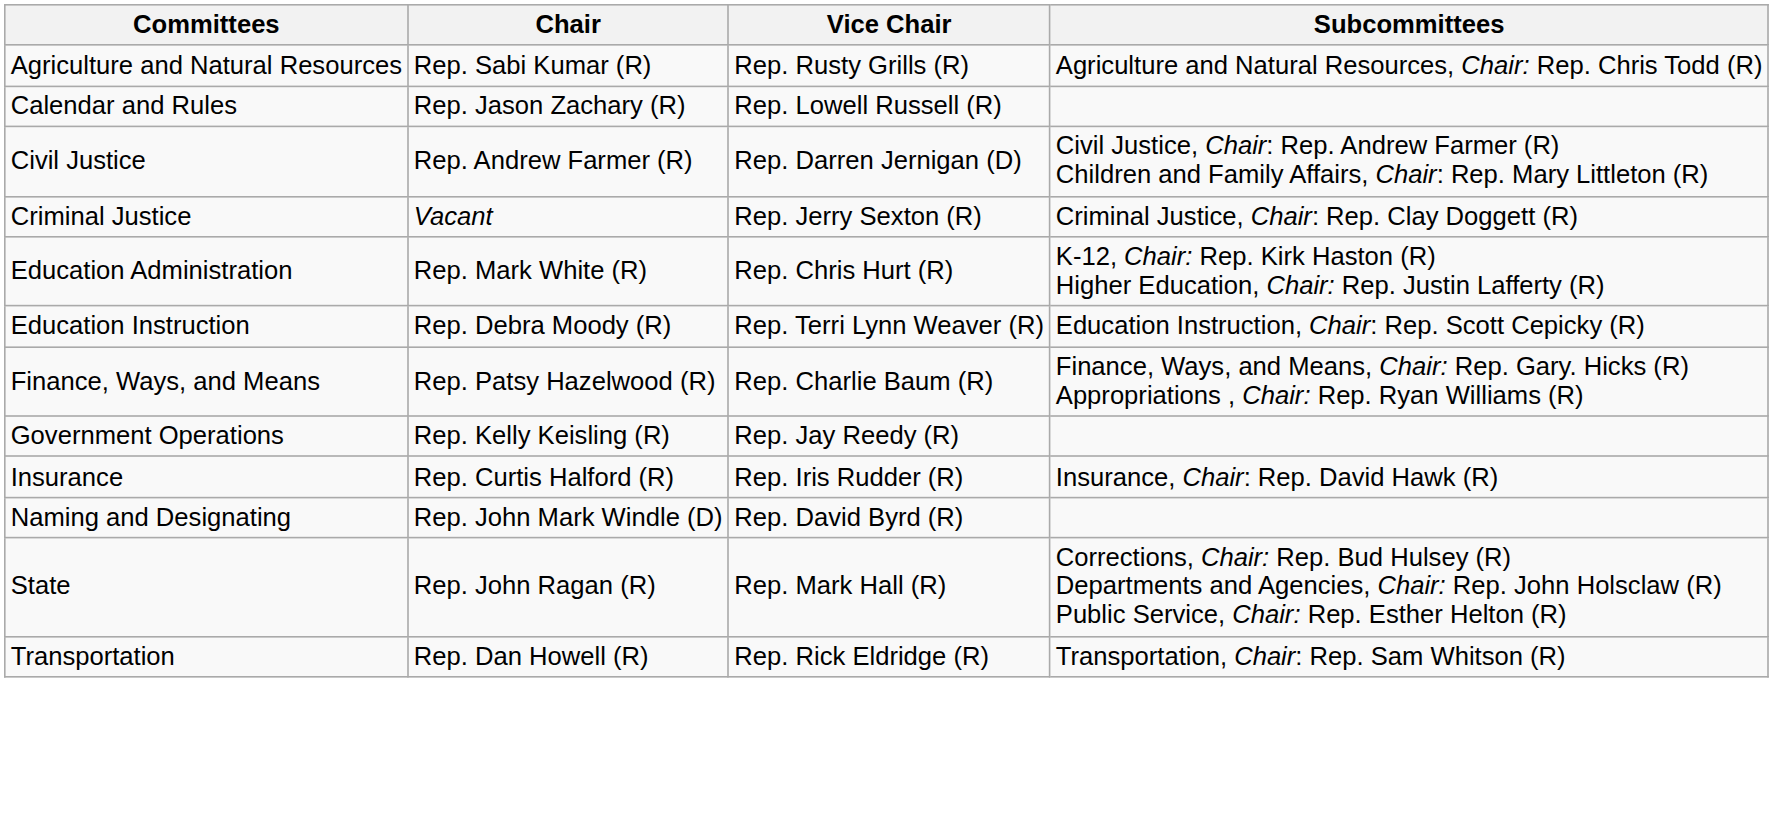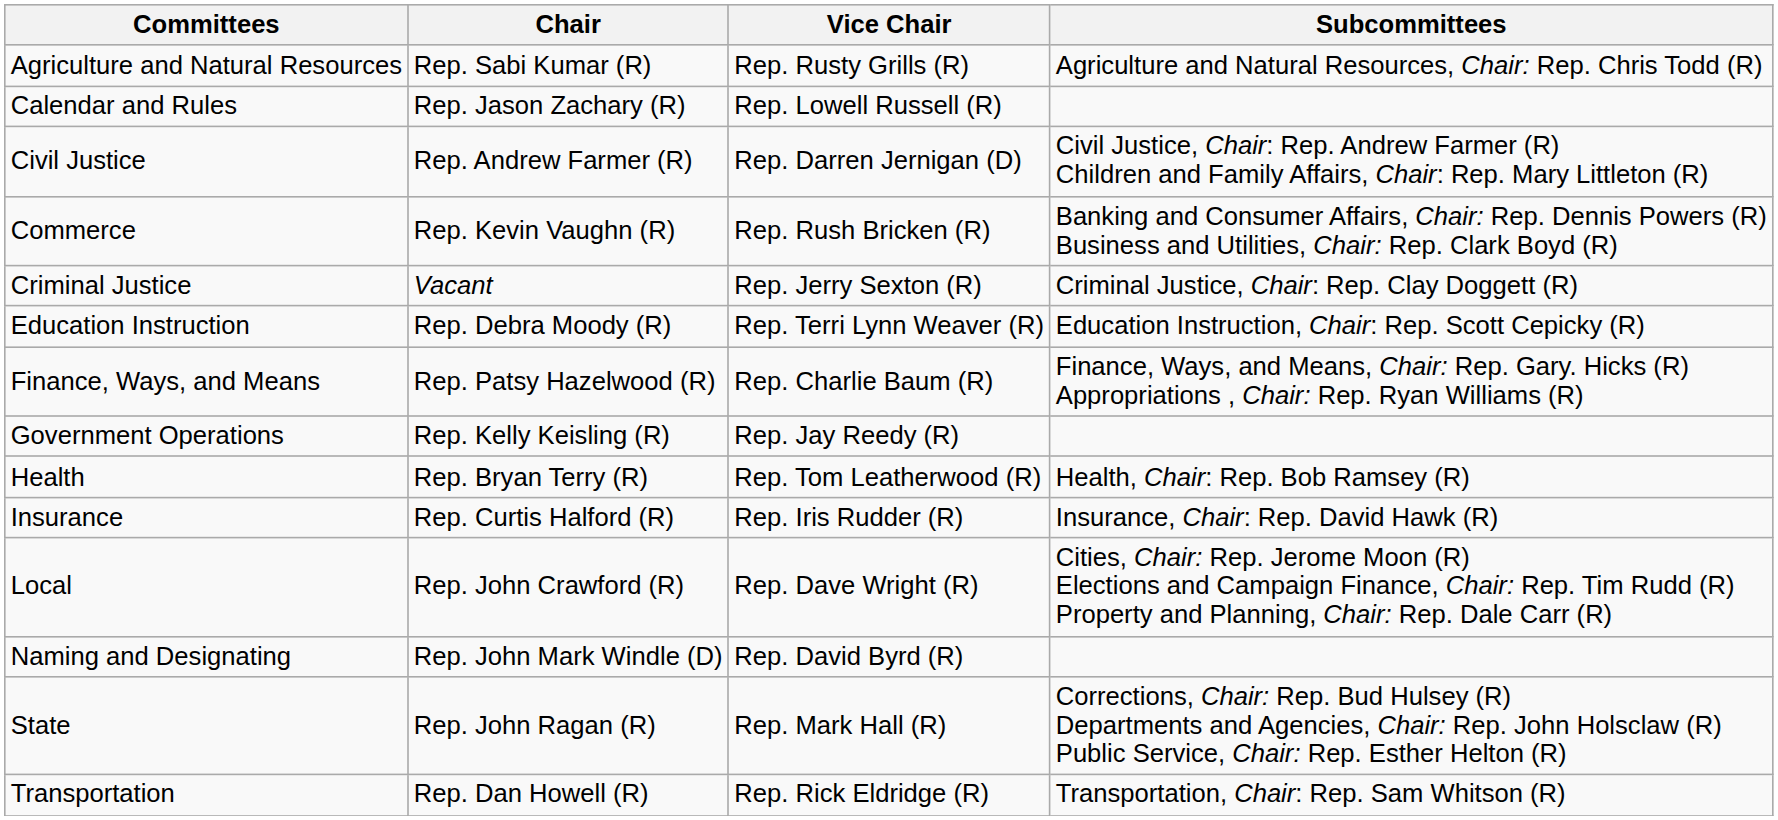+ row: (73, 230)
- row: (152, 271)
+ row: (48, 476)
+ row: (41, 586)
